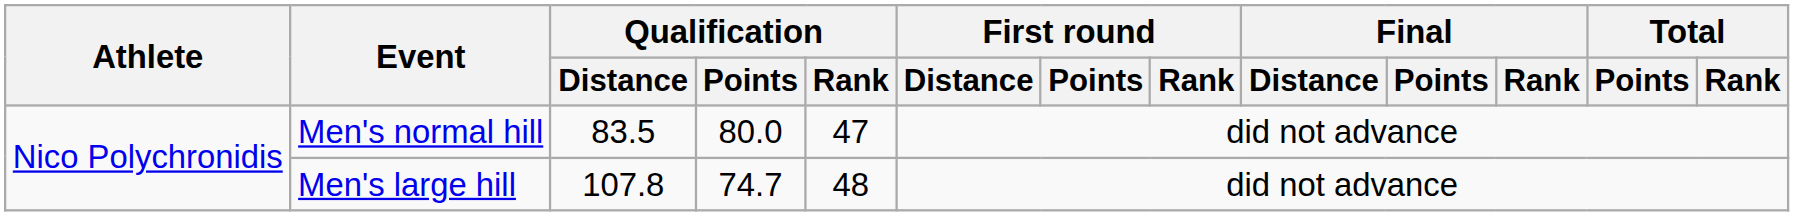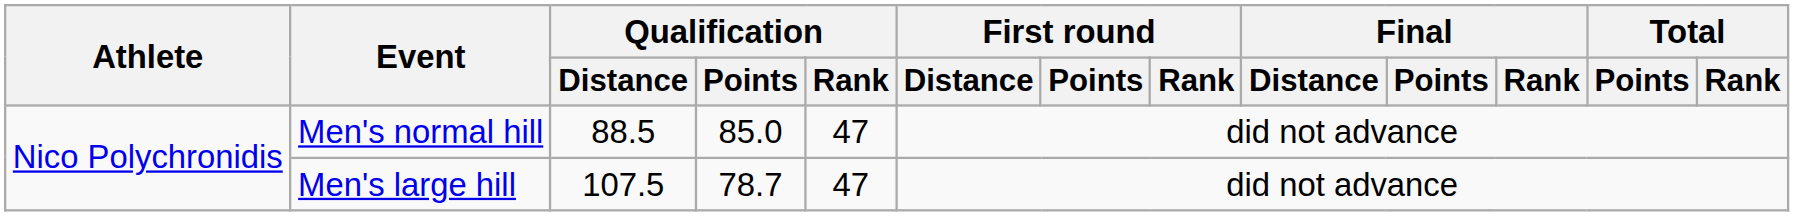(623, 132) 83.5 -> (623, 132) 88.5
(750, 132) 80.0 -> (750, 132) 85.0
(623, 184) 107.8 -> (623, 184) 107.5
(750, 184) 74.7 -> (750, 184) 78.7
(851, 184) 48 -> (851, 184) 47
